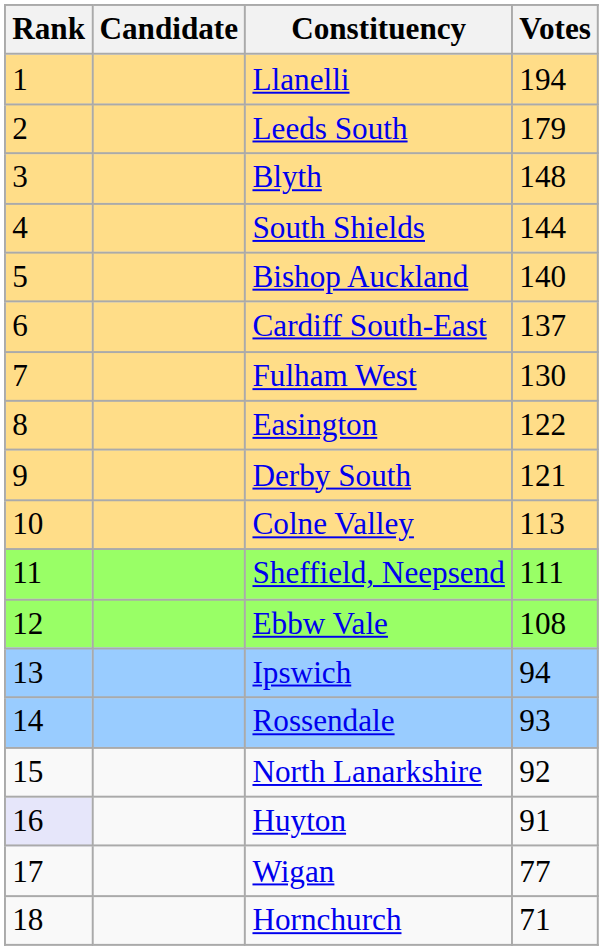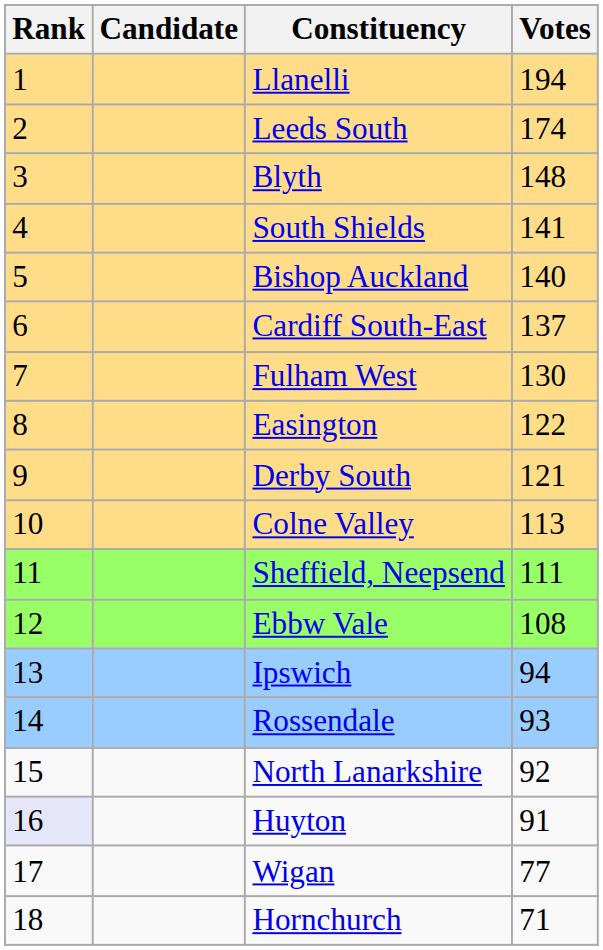(543, 128) 179 -> (543, 128) 174
(543, 227) 144 -> (543, 227) 141
